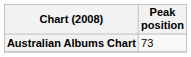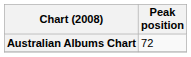(147, 43) 73 -> (147, 43) 72
